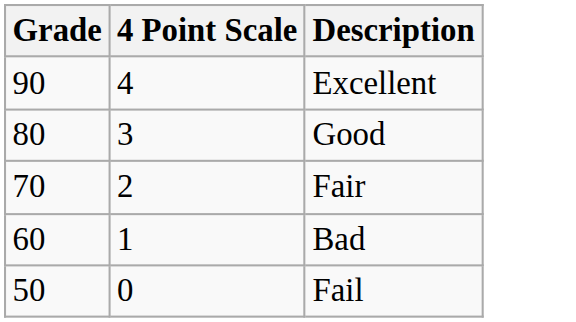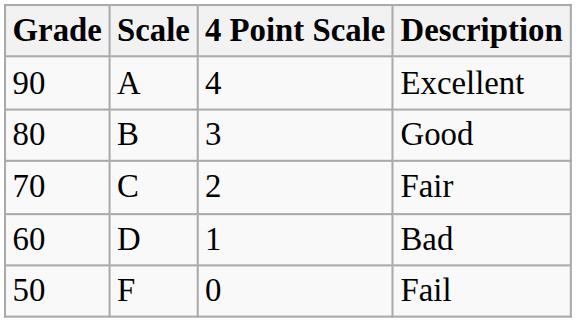+ column: (153, 30)
